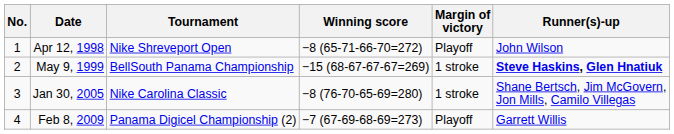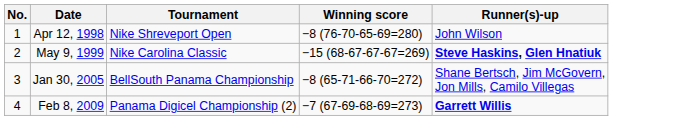- column: (463, 21)
(362, 48) −8 (65-71-66-70=272) -> (362, 34) −8 (76-70-65-69=280)
(202, 67) BellSouth Panama Championship -> (168, 53) Nike Carolina Classic
(168, 93) Nike Carolina Classic -> (202, 80) BellSouth Panama Championship
(362, 93) −8 (76-70-65-69=280) -> (362, 80) −8 (65-71-66-70=272)
(531, 120) normal -> (473, 106) bold
